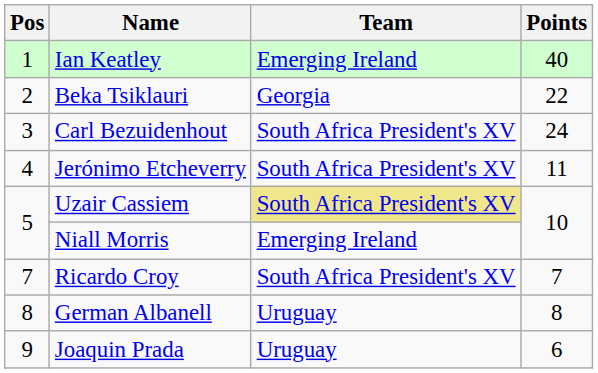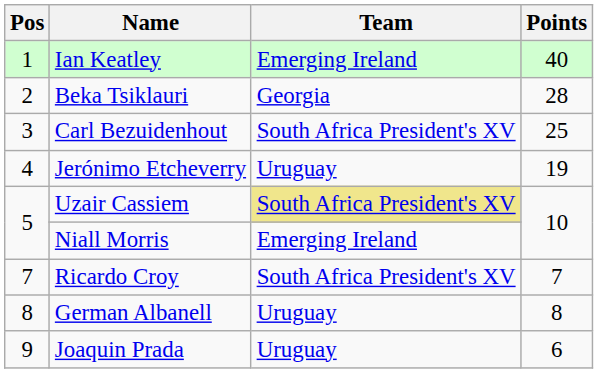(557, 95) 22 -> (557, 95) 28
(557, 131) 24 -> (557, 131) 25
(386, 167) South Africa President's XV -> (297, 167) Uruguay
(557, 167) 11 -> (557, 167) 19
